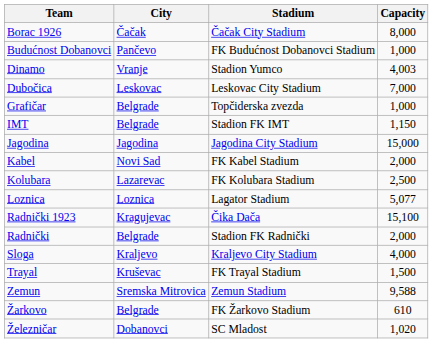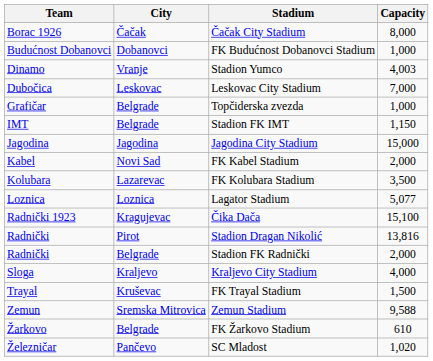(136, 50) Pančevo -> (142, 50) Dobanovci
(403, 180) 2,500 -> (403, 180) 3,500
+ row: (267, 236)
(142, 328) Dobanovci -> (136, 347) Pančevo
